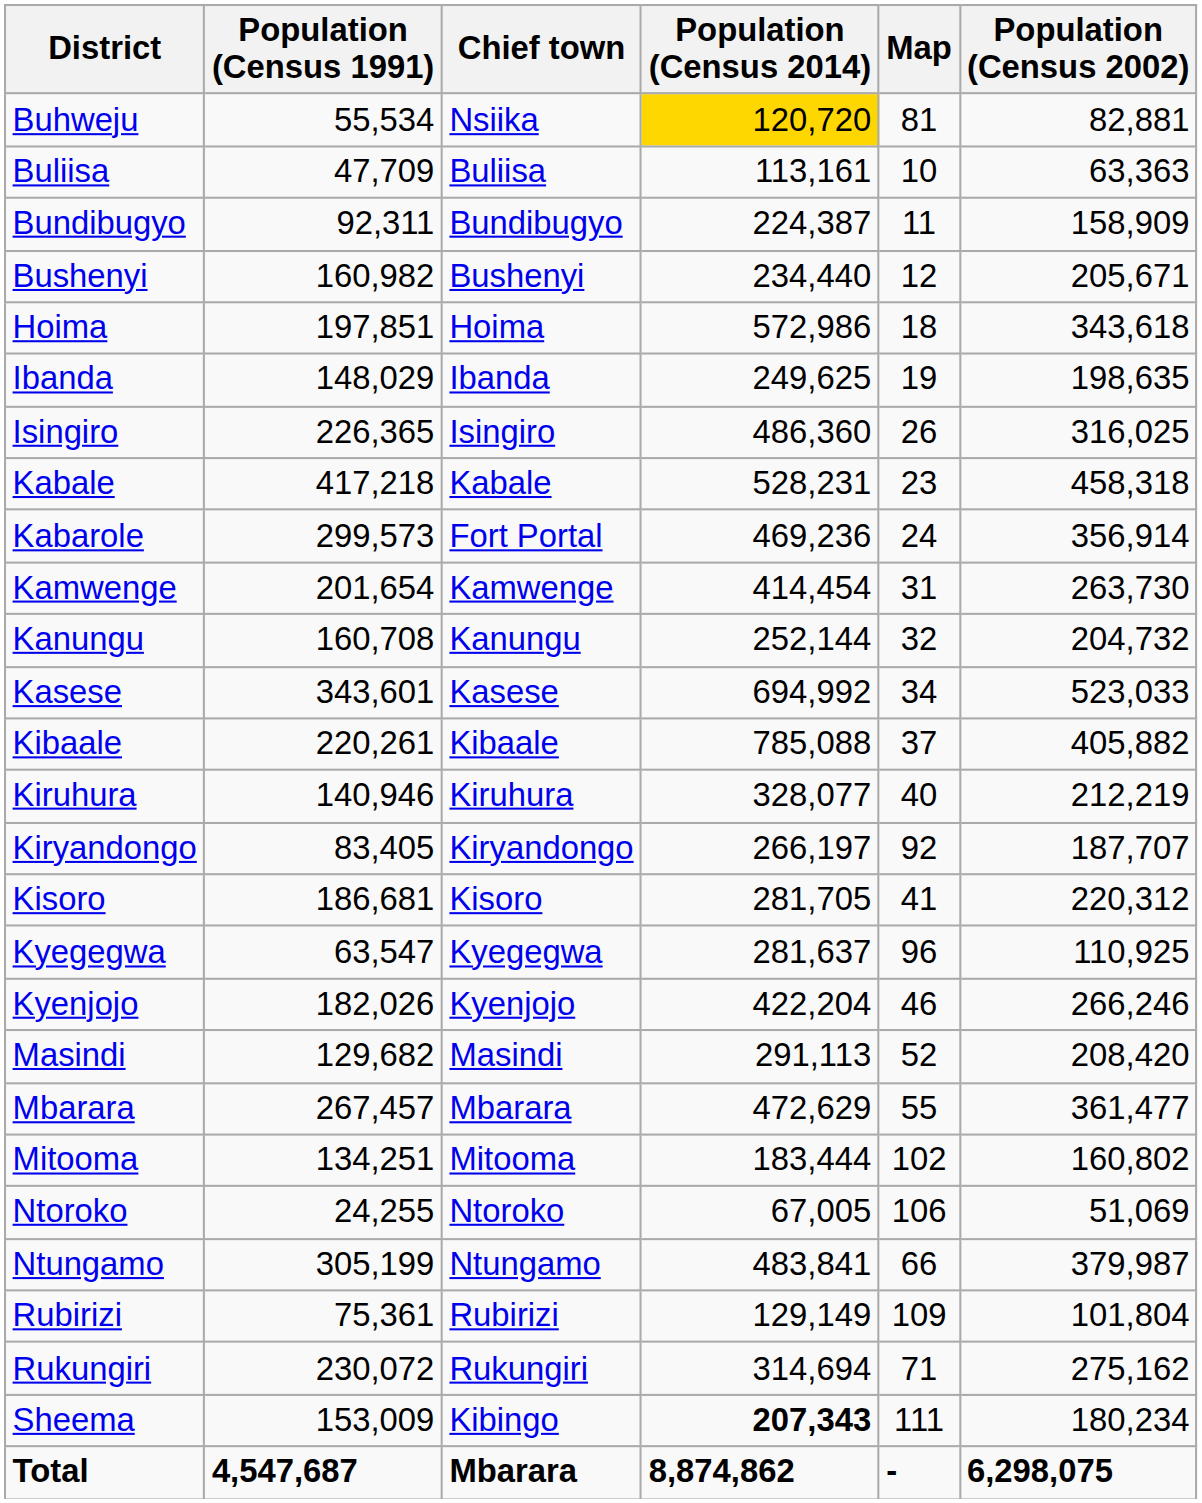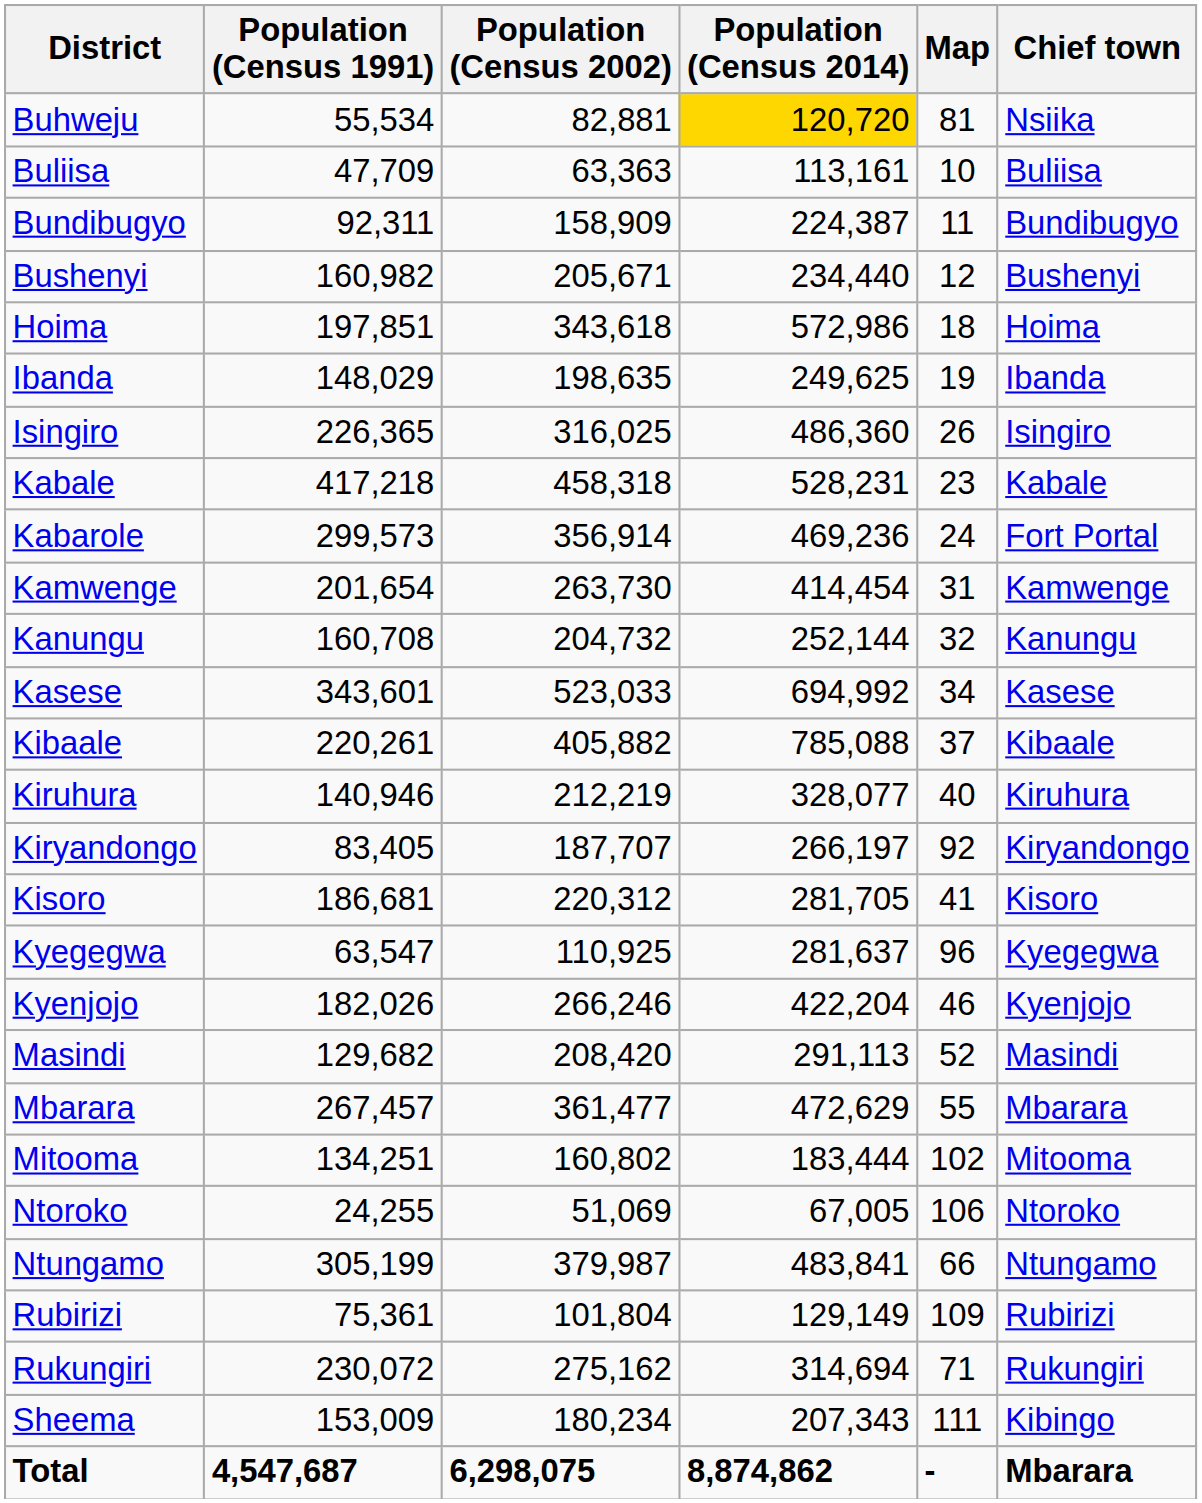columns swapped: (1078, 48) <-> (542, 48)
(812, 1419) bold -> (850, 1419) normal
